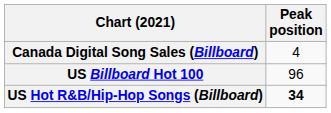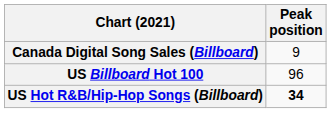(296, 52) 4 -> (296, 52) 9
